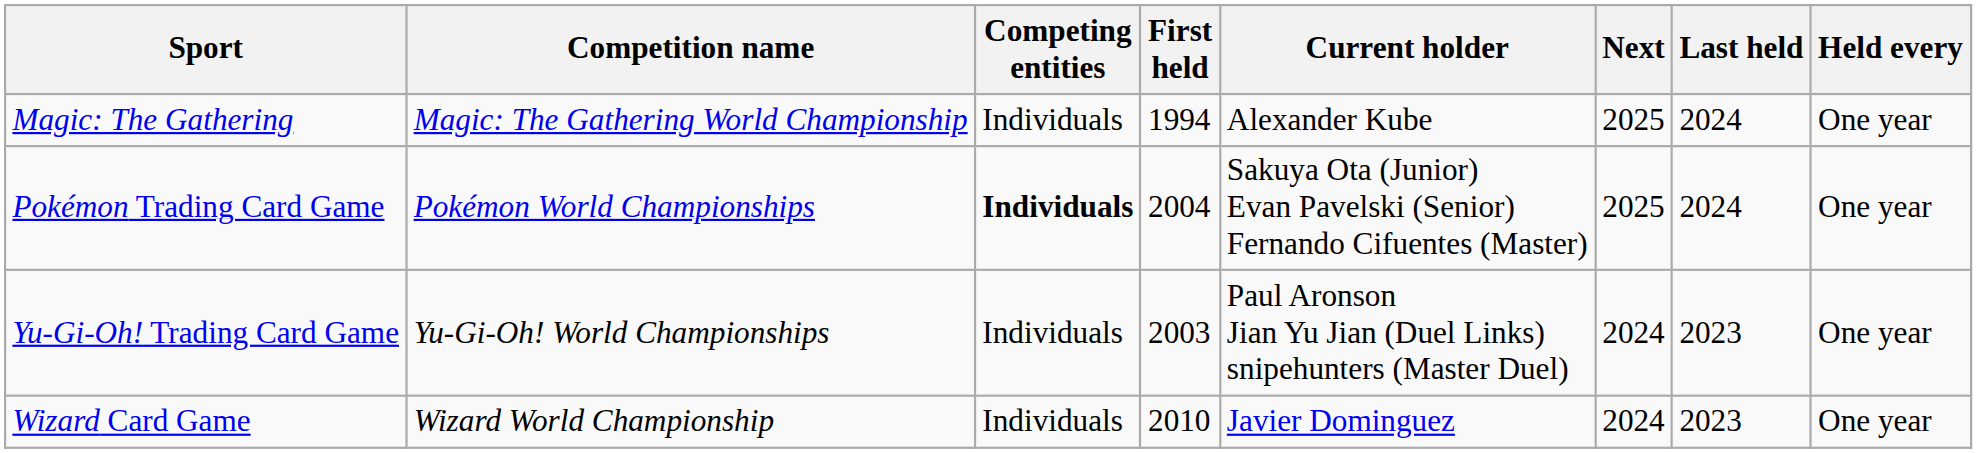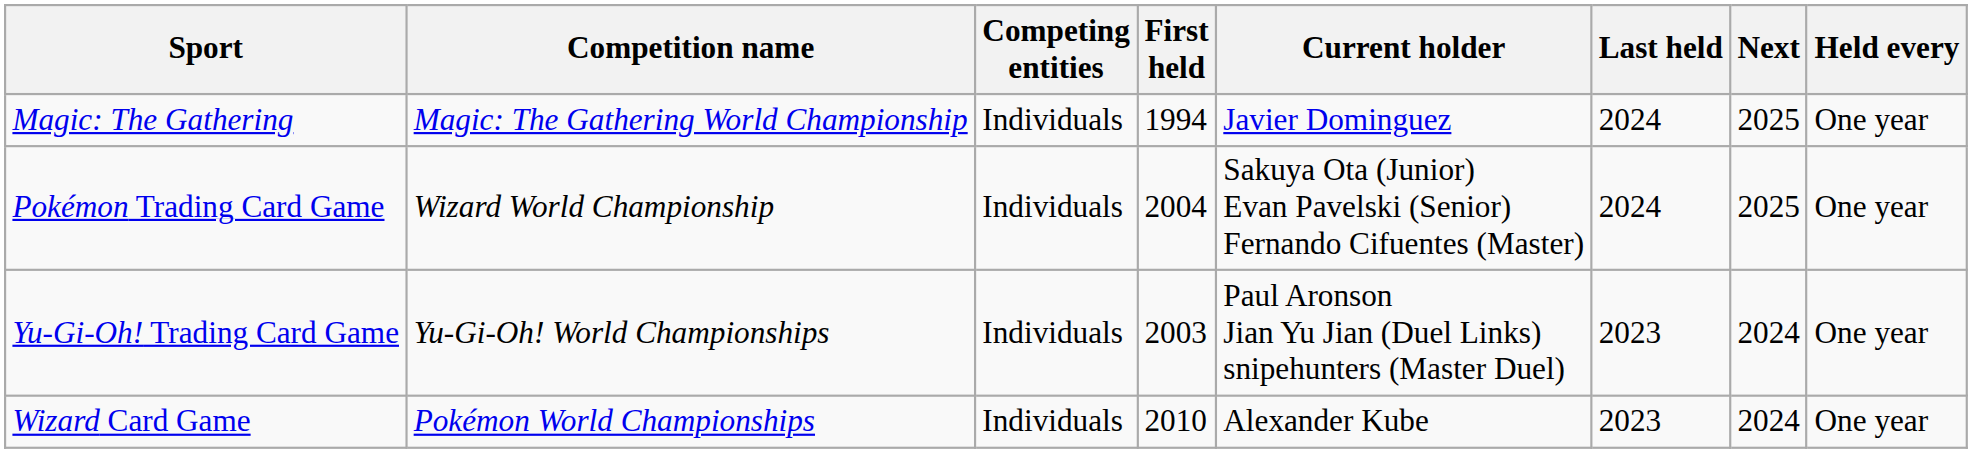columns swapped: (1741, 49) <-> (1634, 49)
(1330, 119) Alexander Kube -> (1337, 119) Javier Dominguez
(614, 207) Pokémon World Championships -> (594, 207) Wizard World Championship
(1058, 207) bold -> (1053, 207) normal
(594, 421) Wizard World Championship -> (614, 421) Pokémon World Championships
(1341, 421) Javier Dominguez -> (1326, 421) Alexander Kube
